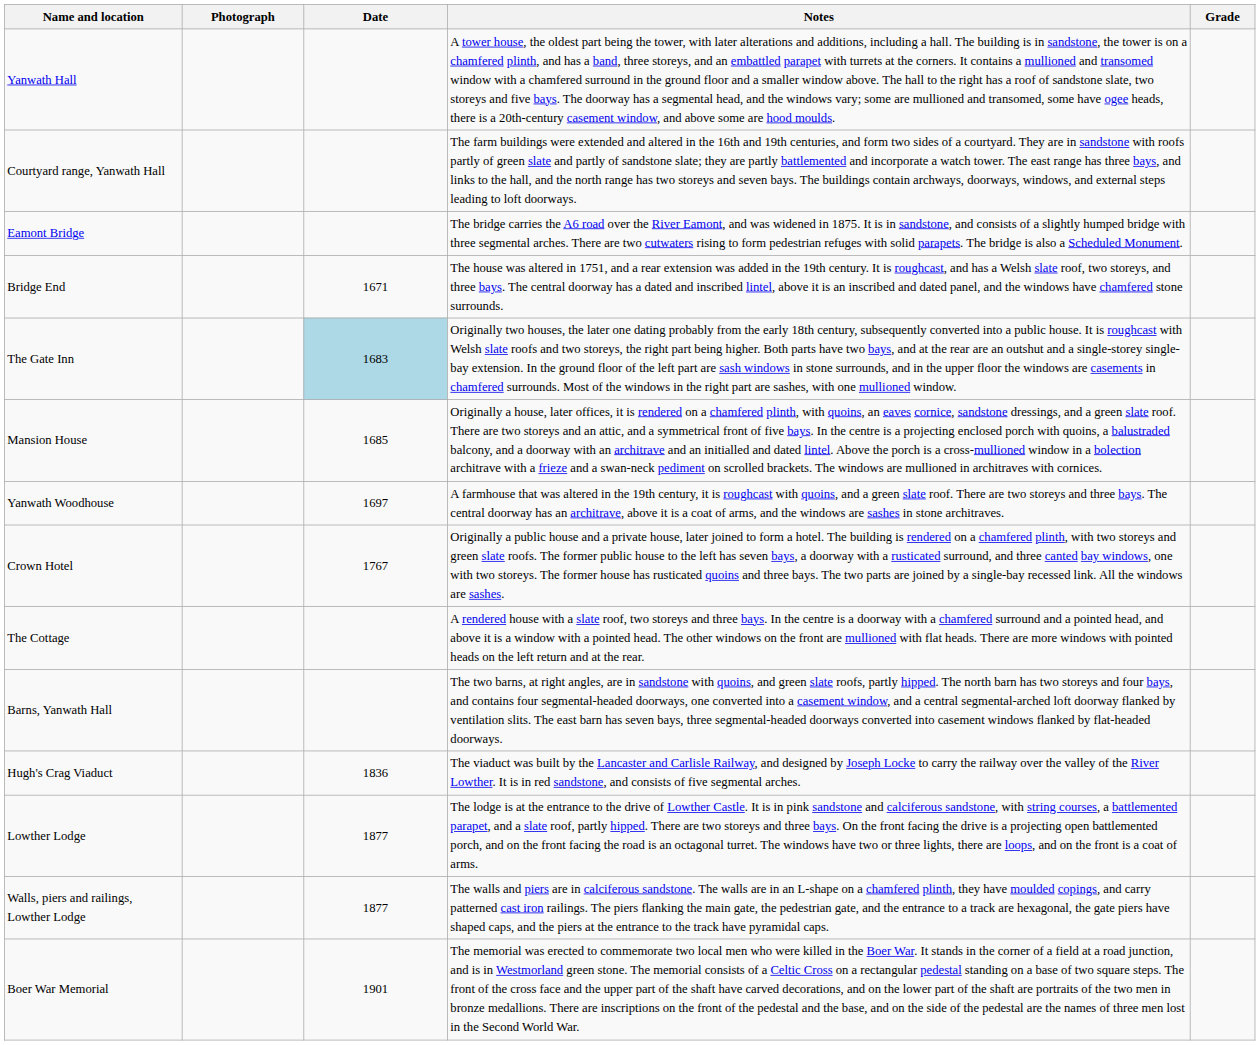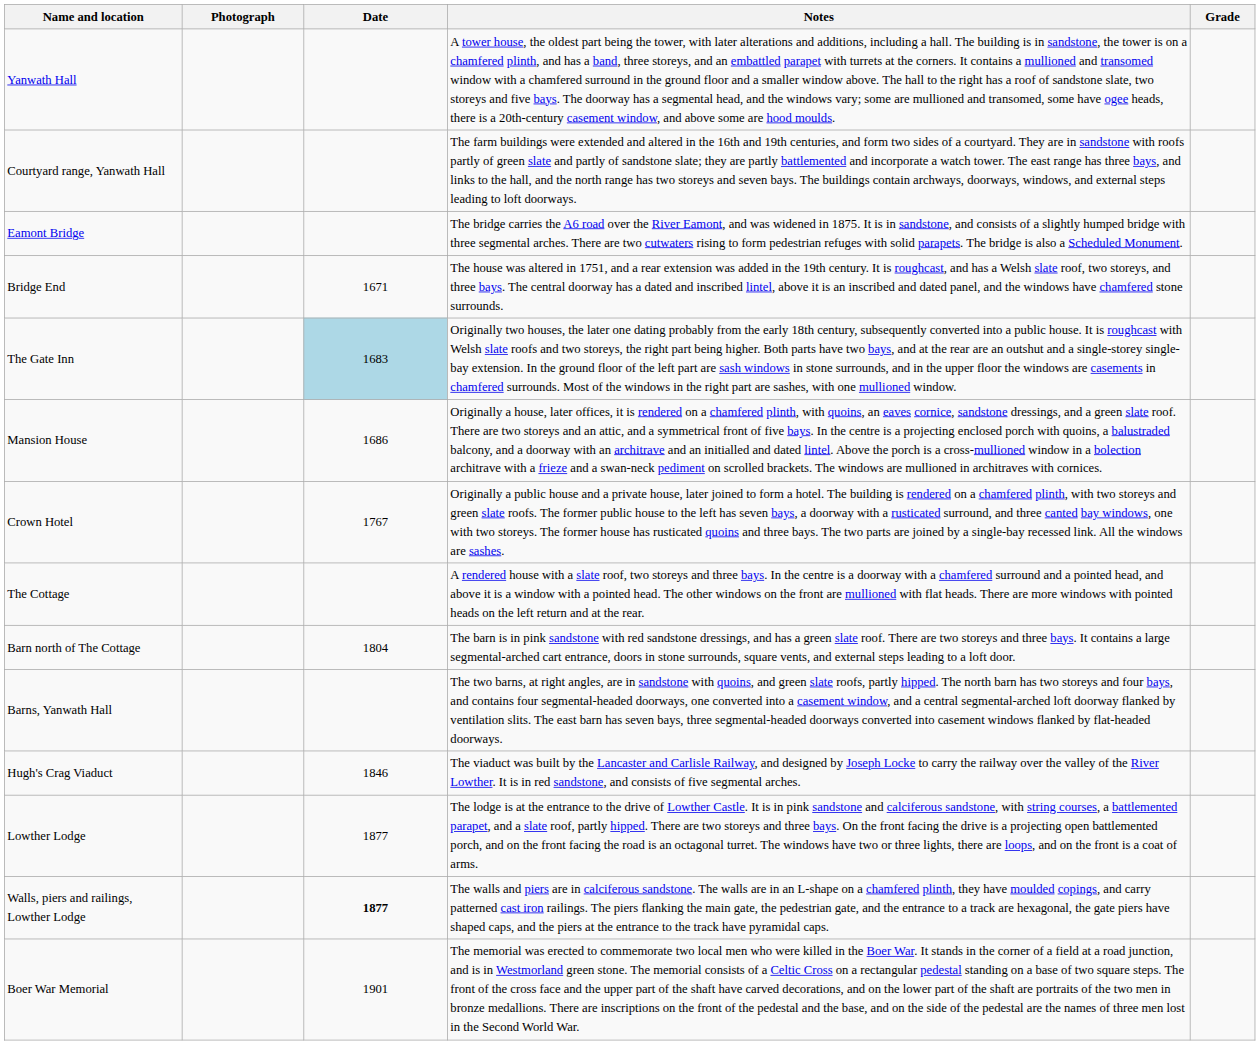(375, 440) 1685 -> (375, 440) 1686
- row: (61, 503)
+ row: (74, 647)
(375, 773) 1836 -> (375, 773) 1846
(375, 907) normal -> (375, 907) bold
